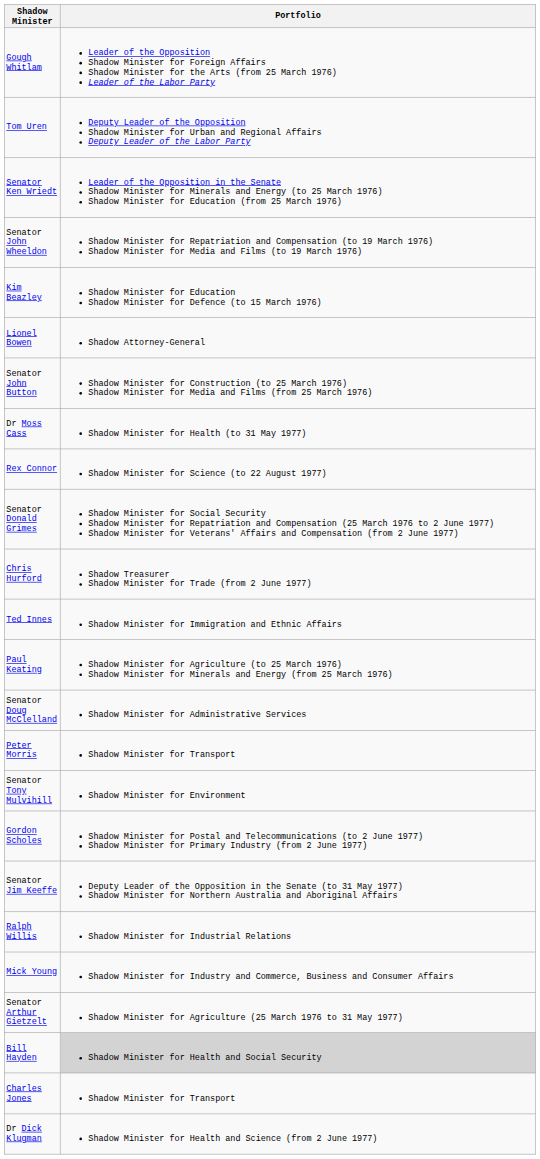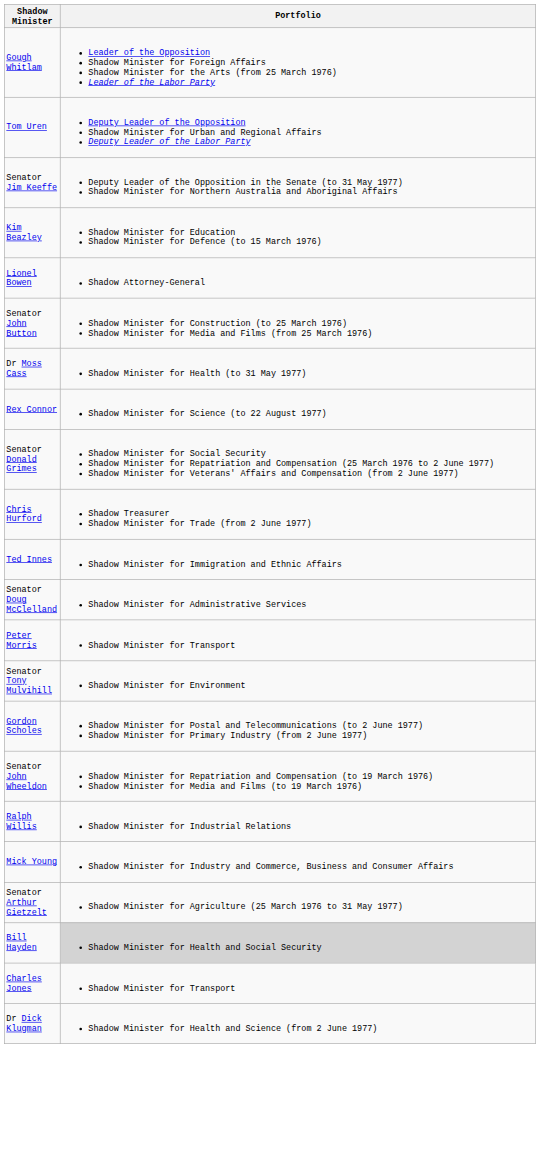- row: (32, 187)
rows swapped: (32, 886) <-> (27, 242)
- row: (24, 665)
